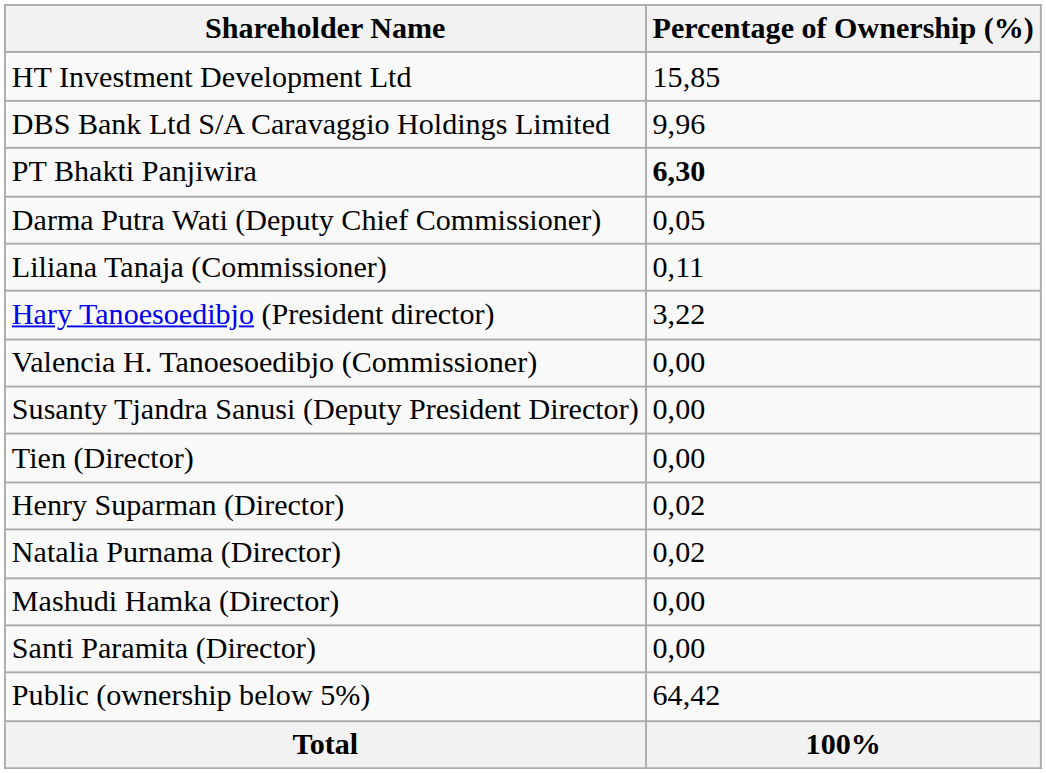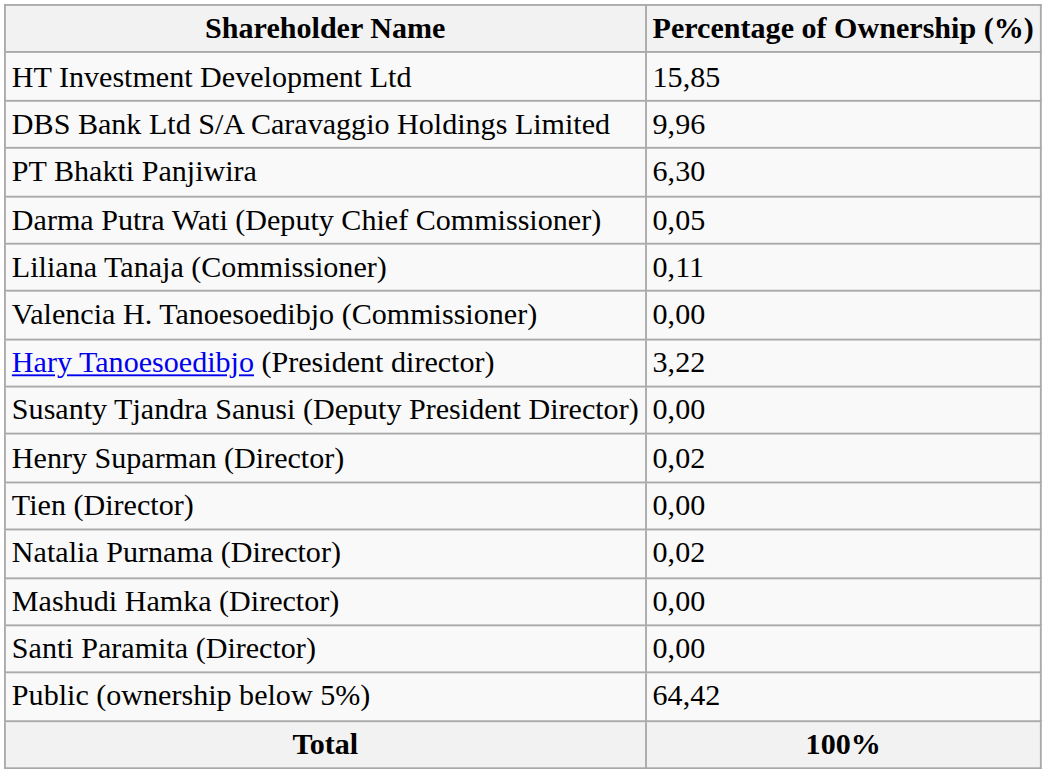(679, 171) bold -> (679, 171) normal
rows swapped: (275, 362) <-> (253, 314)
rows swapped: (103, 457) <-> (178, 505)
